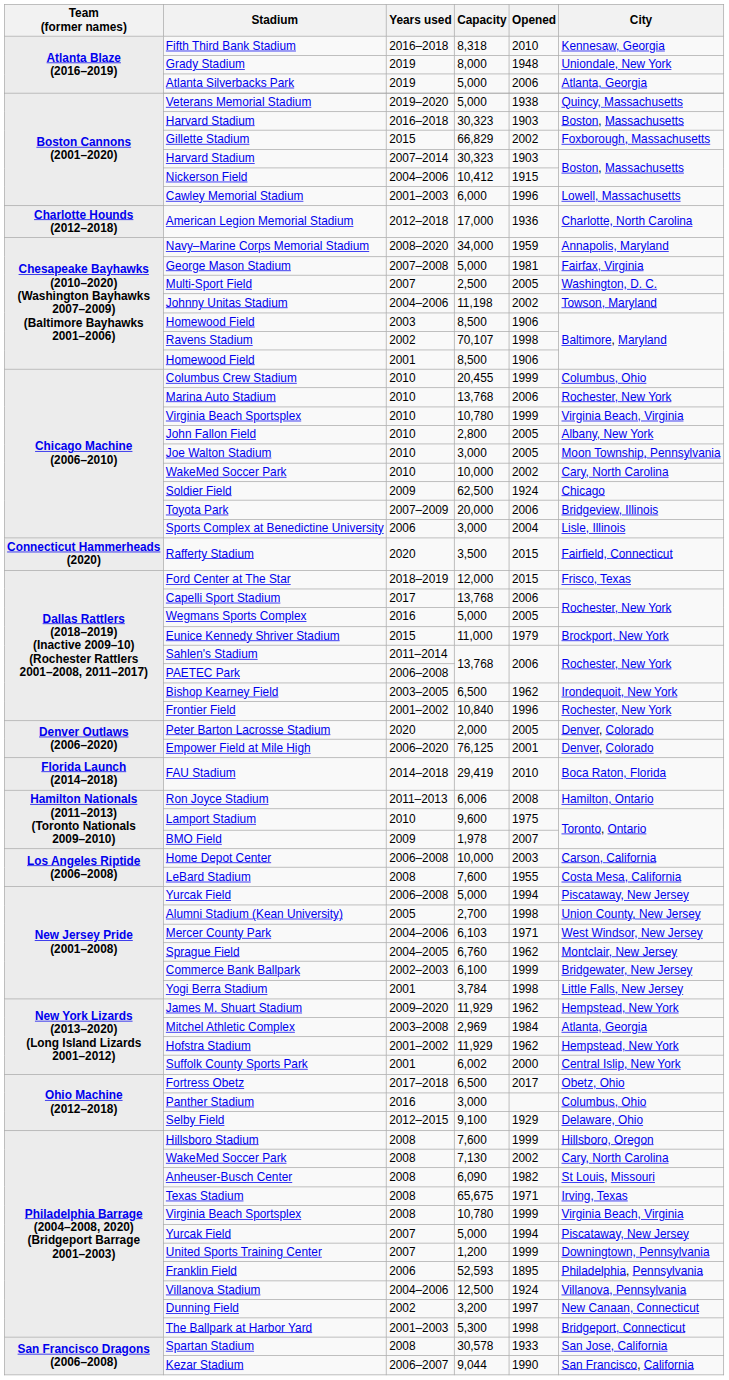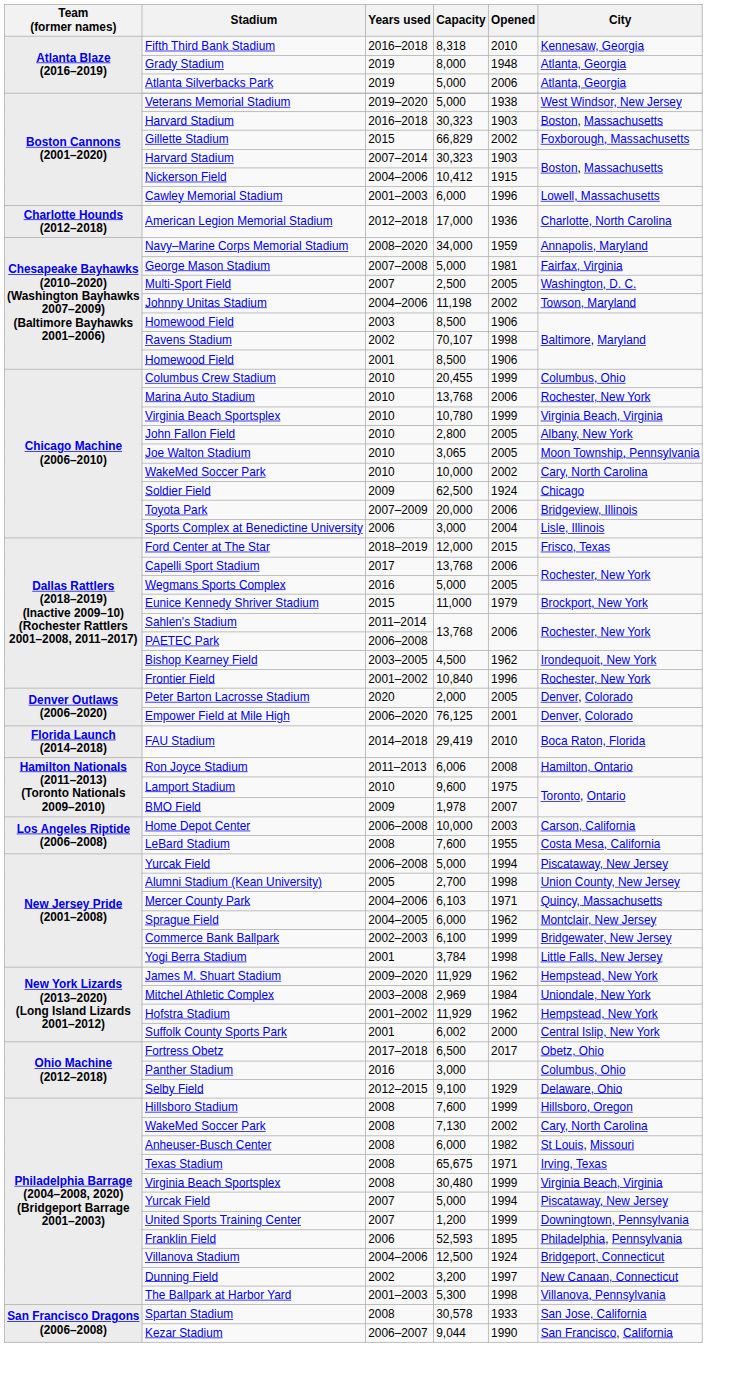(616, 64) Uniondale, New York -> (583, 64) Atlanta, Georgia
(622, 102) Quincy, Massachusetts -> (611, 102) West Windsor, New Jersey
(472, 453) 3,000 -> (451, 453) 3,065
- row: (210, 554)
(472, 692) 6,500 -> (451, 660) 4,500
(632, 933) West Windsor, New Jersey -> (601, 901) Quincy, Massachusetts
(472, 952) 6,760 -> (451, 920) 6,000
(604, 1027) Atlanta, Georgia -> (596, 995) Uniondale, New York
(472, 1177) 6,090 -> (451, 1145) 6,000
(475, 1215) 10,780 -> (454, 1182) 30,480
(624, 1290) Villanova, Pennsylvania -> (602, 1258) Bridgeport, Connecticut
(623, 1327) Bridgeport, Connecticut -> (603, 1295) Villanova, Pennsylvania
